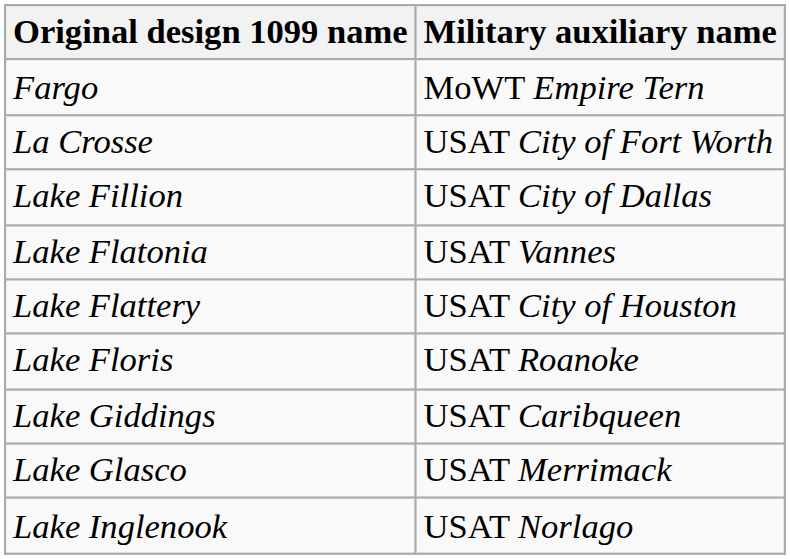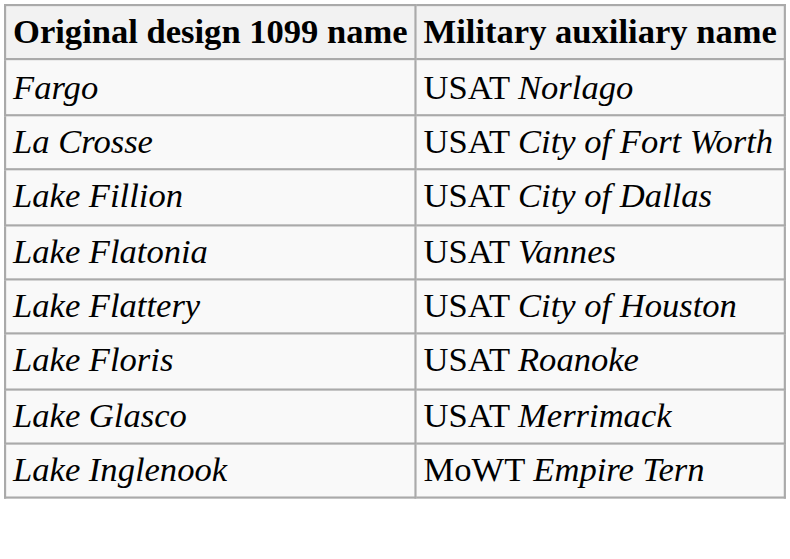(564, 86) MoWT Empire Tern -> (528, 86) USAT Norlago
- row: (114, 415)
(528, 525) USAT Norlago -> (564, 470) MoWT Empire Tern
